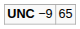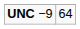(65, 14) 65 -> (65, 14) 64
